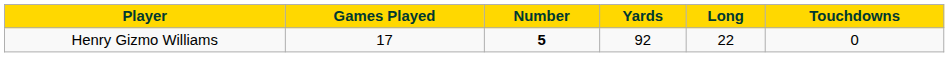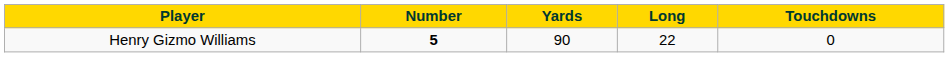- column: (384, 16)
(643, 39) 92 -> (562, 39) 90
